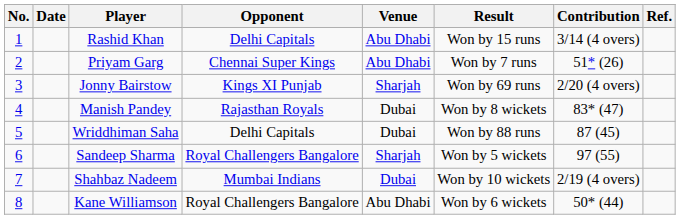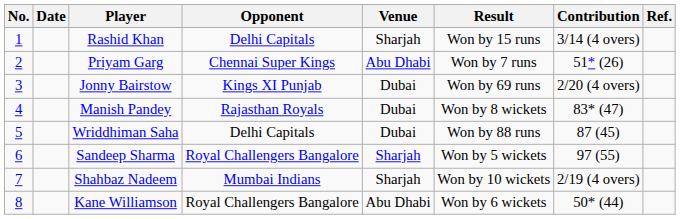(398, 39) Abu Dhabi -> (398, 39) Sharjah
(398, 86) Sharjah -> (398, 86) Dubai
(398, 179) Dubai -> (398, 179) Sharjah
